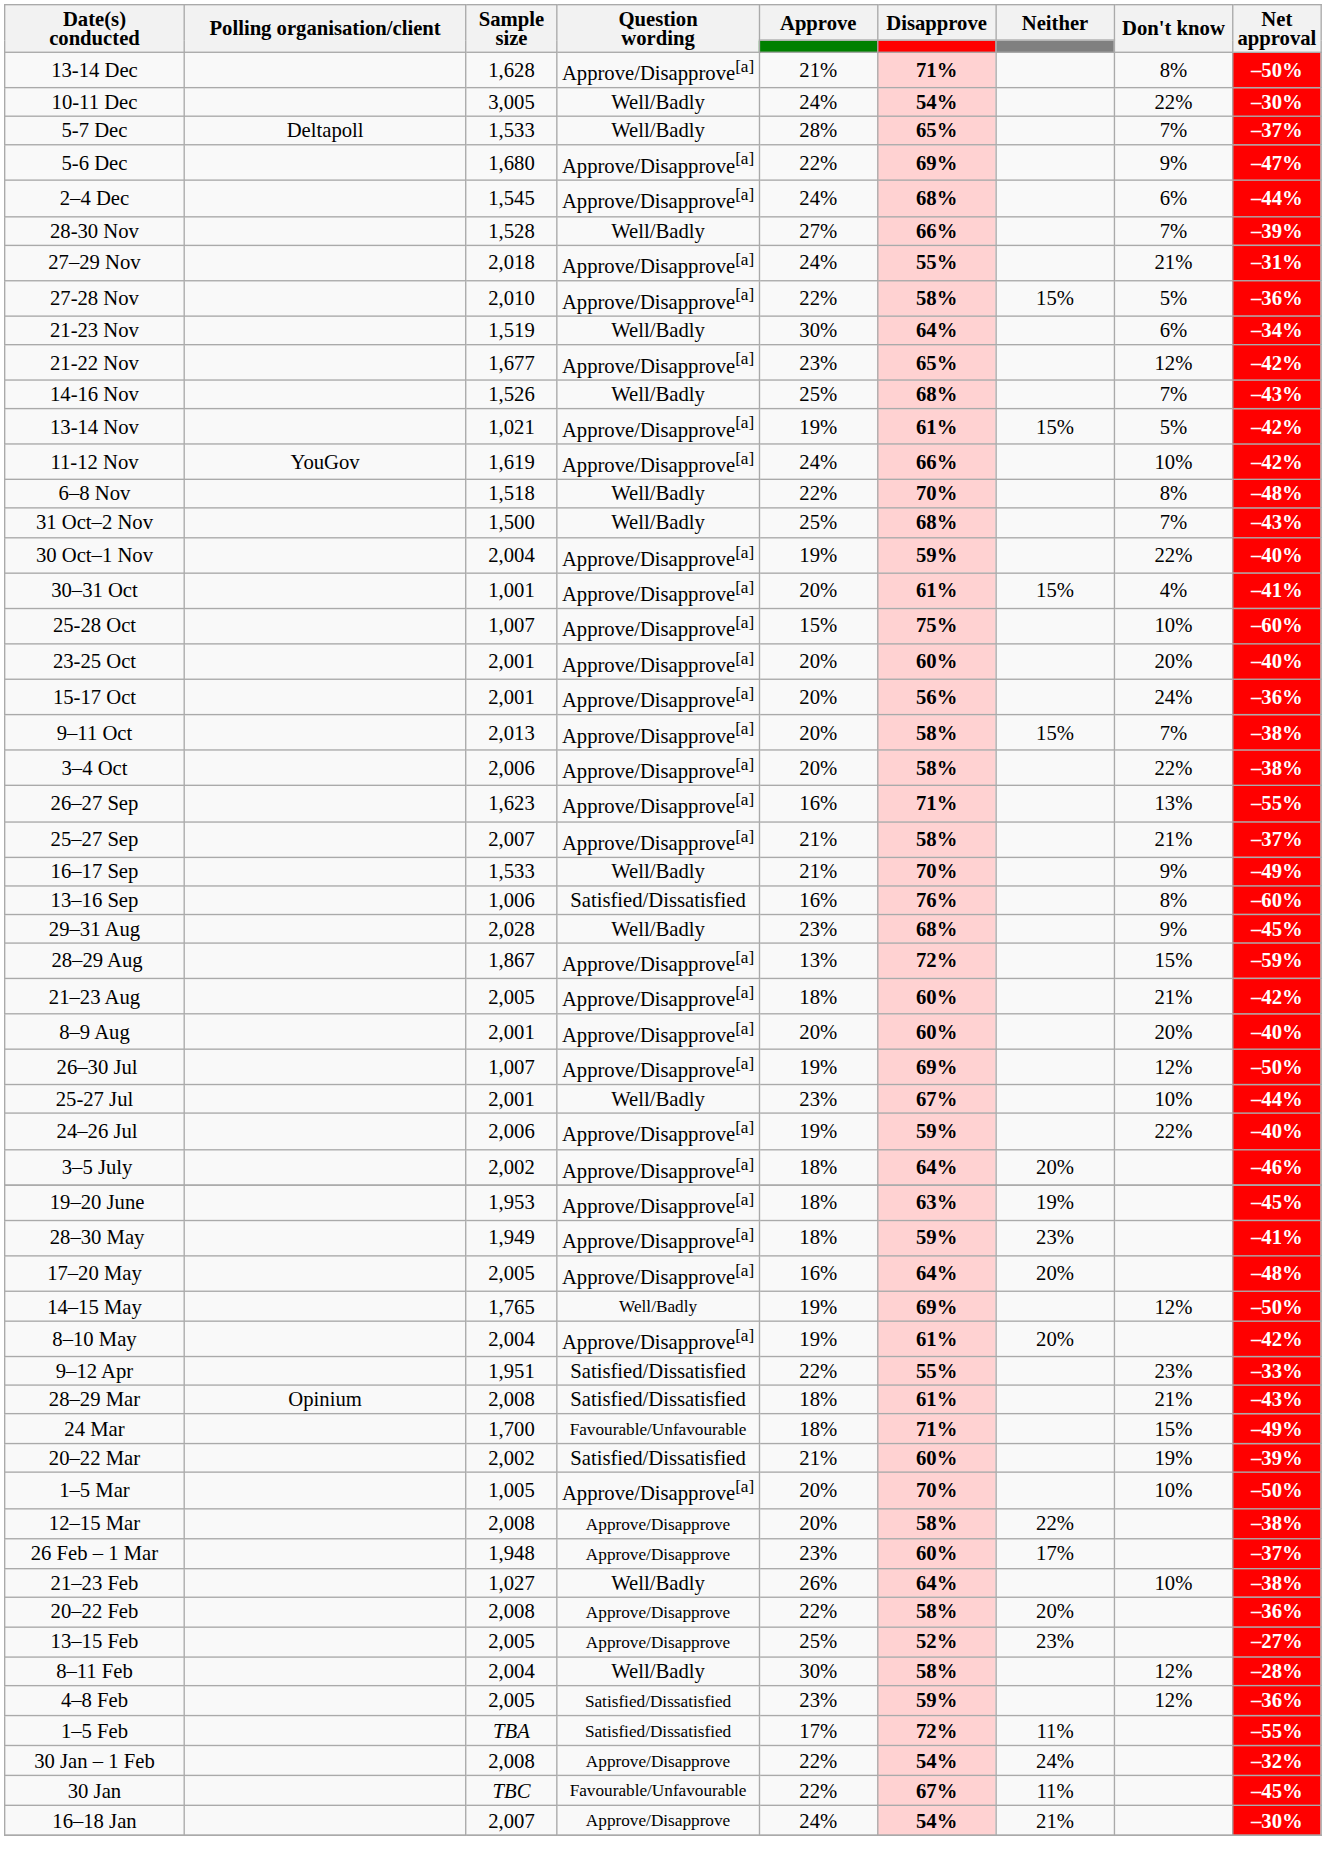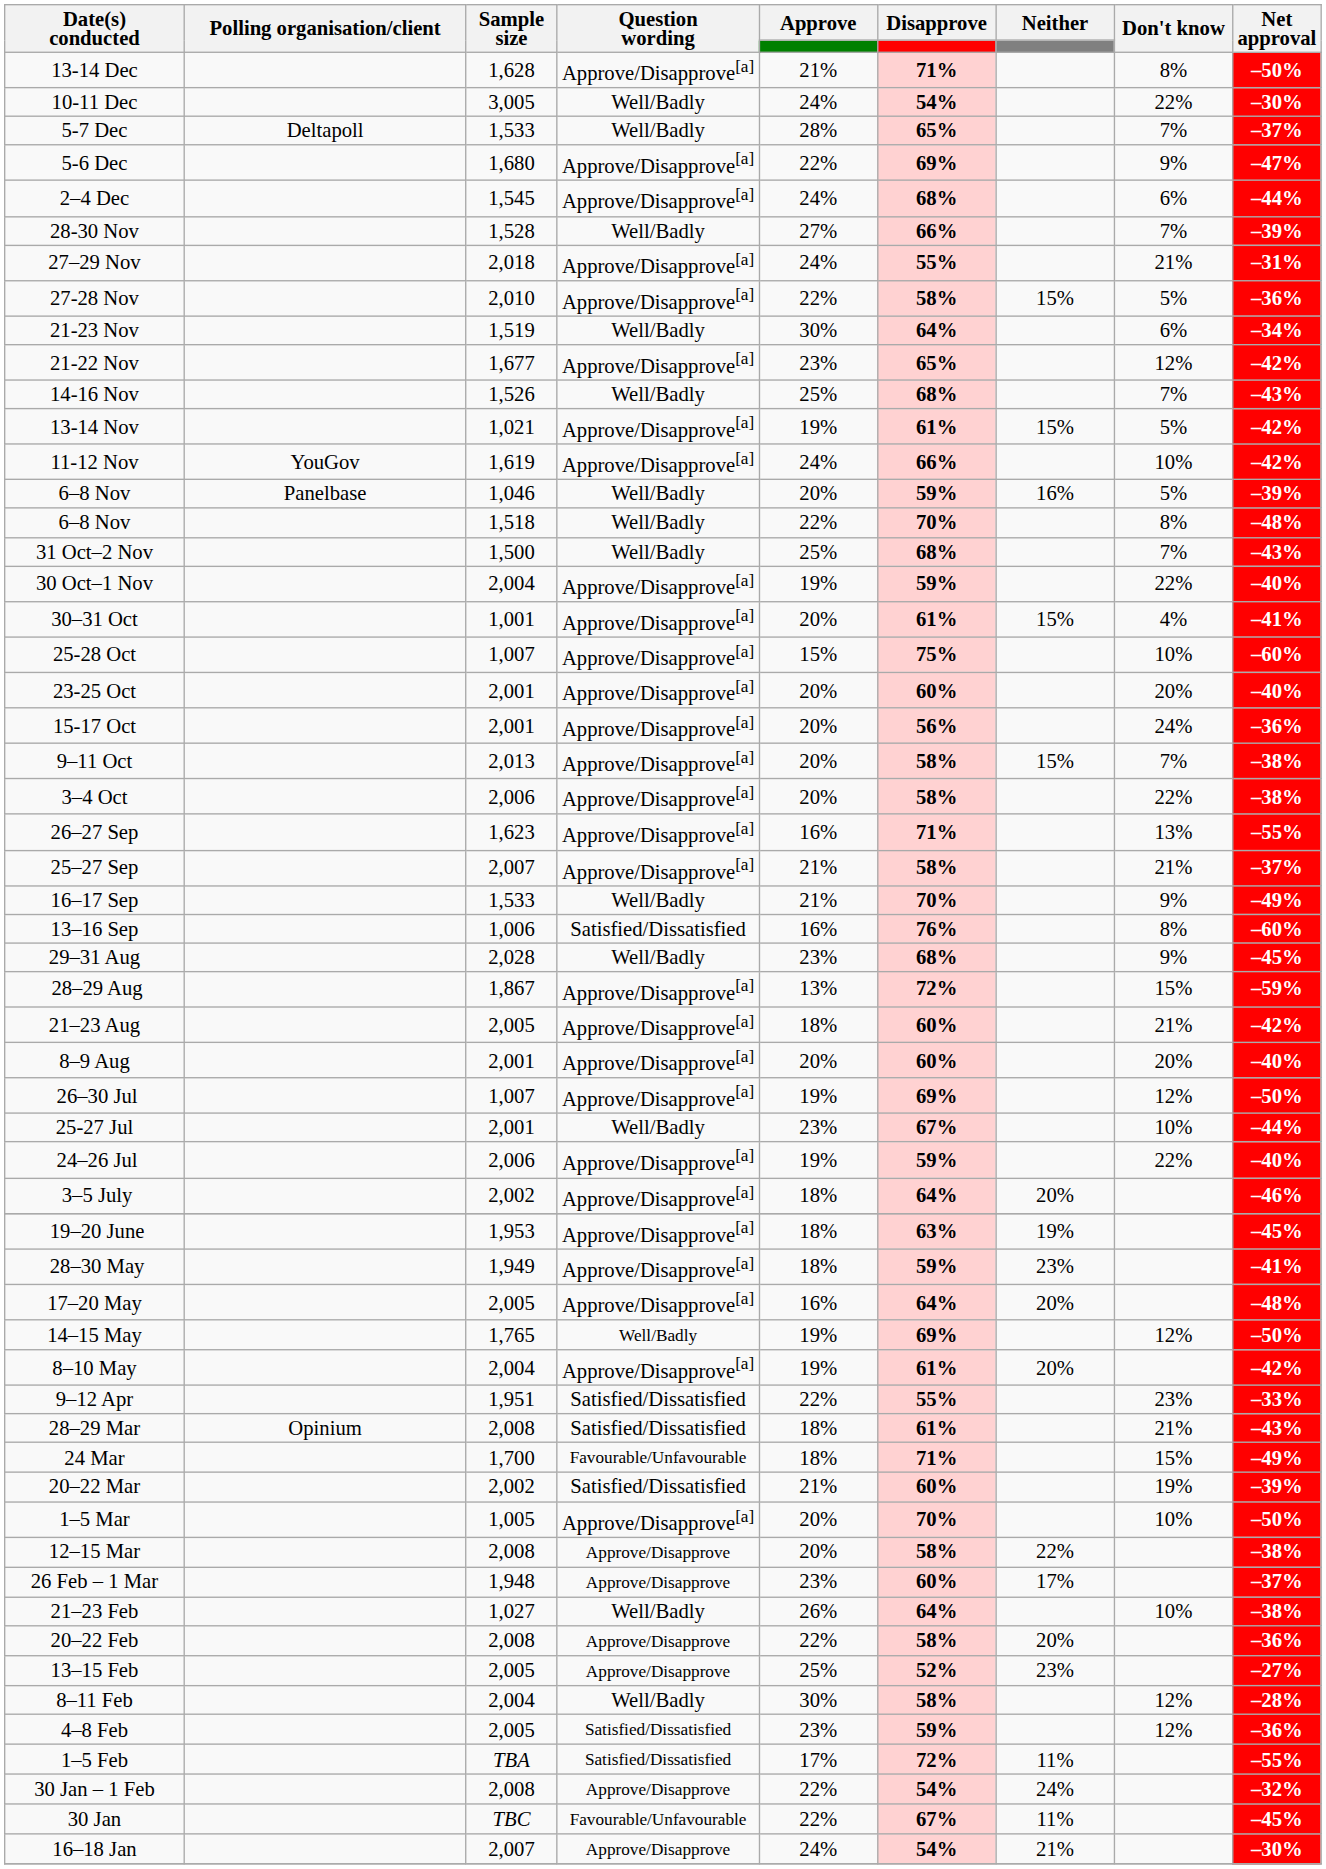+ row: (94, 494)
